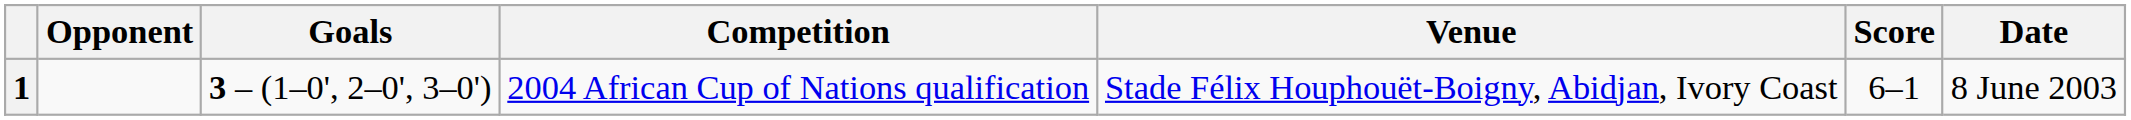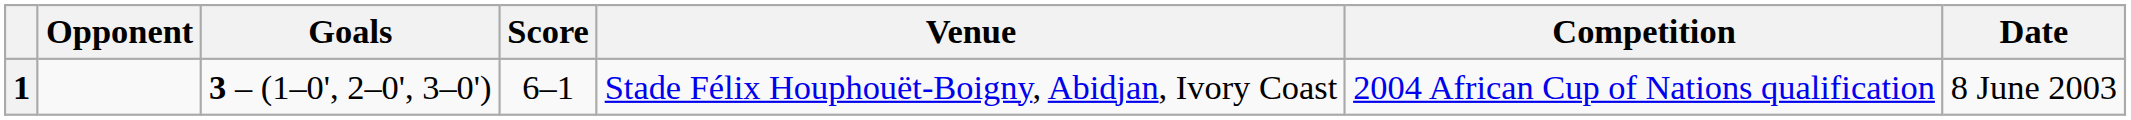columns swapped: (1894, 31) <-> (798, 31)
